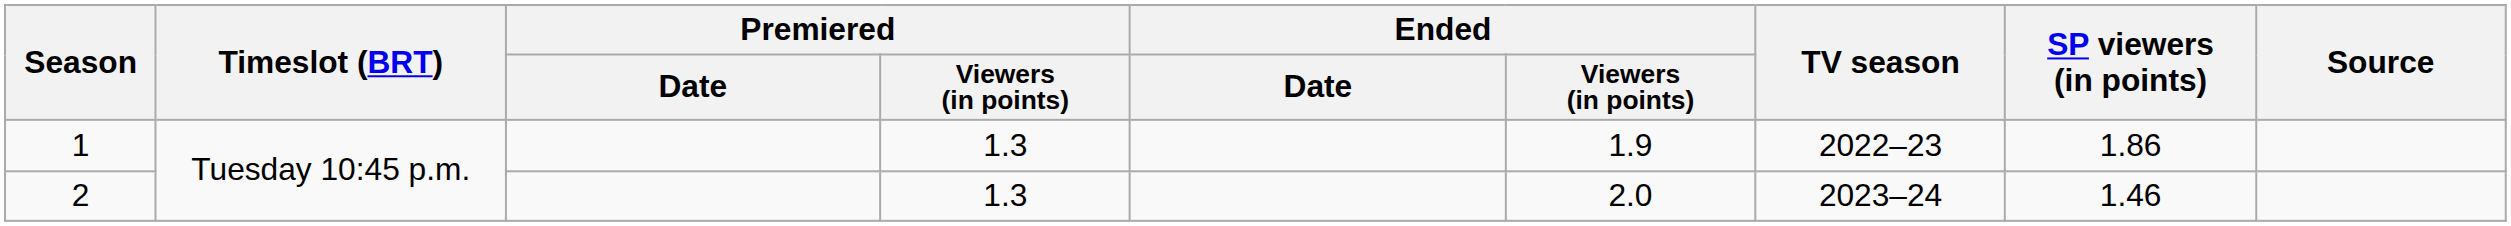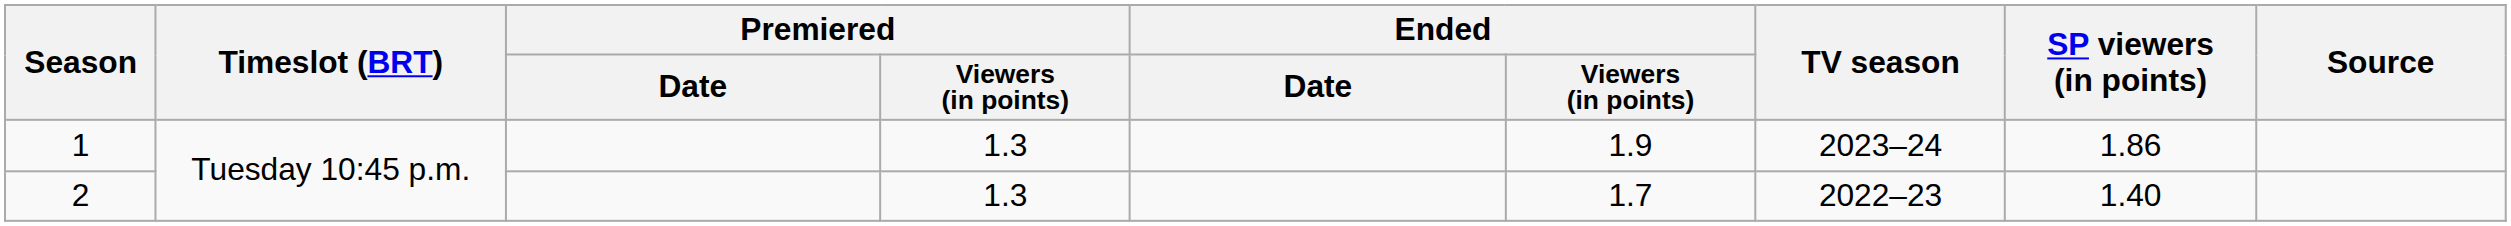(1881, 145) 2022–23 -> (1881, 145) 2023–24
(1630, 195) 2.0 -> (1630, 195) 1.7
(1881, 195) 2023–24 -> (1881, 195) 2022–23
(2131, 195) 1.46 -> (2131, 195) 1.40
